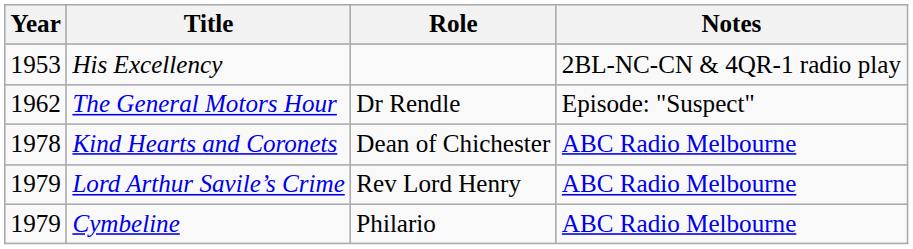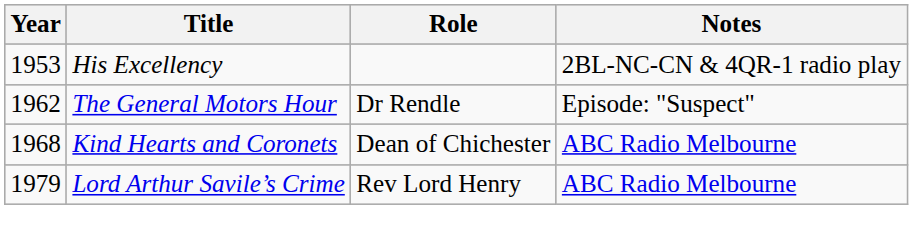(36, 143) 1978 -> (36, 143) 1968
- row: (126, 223)
